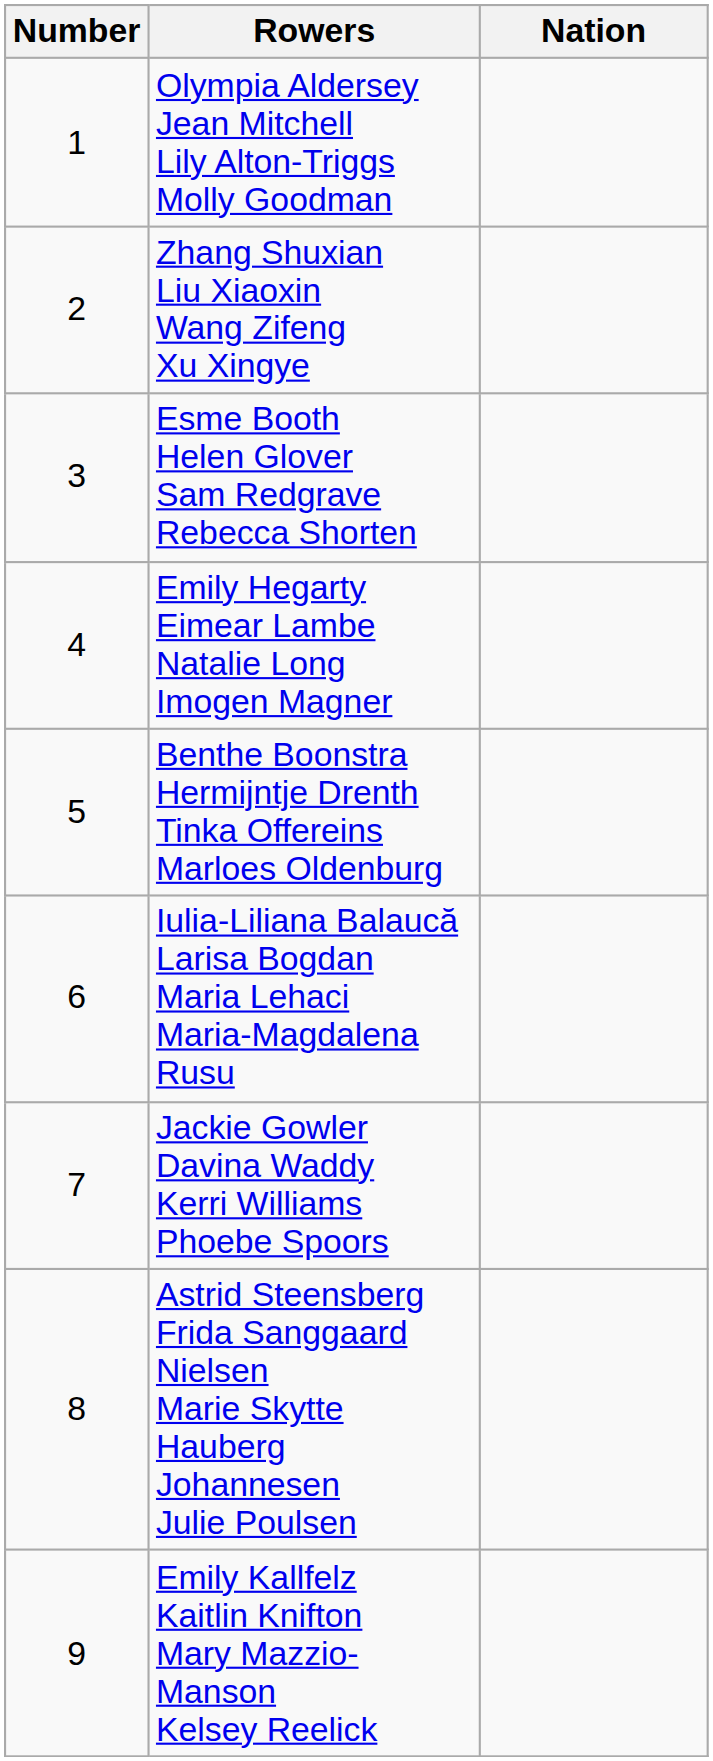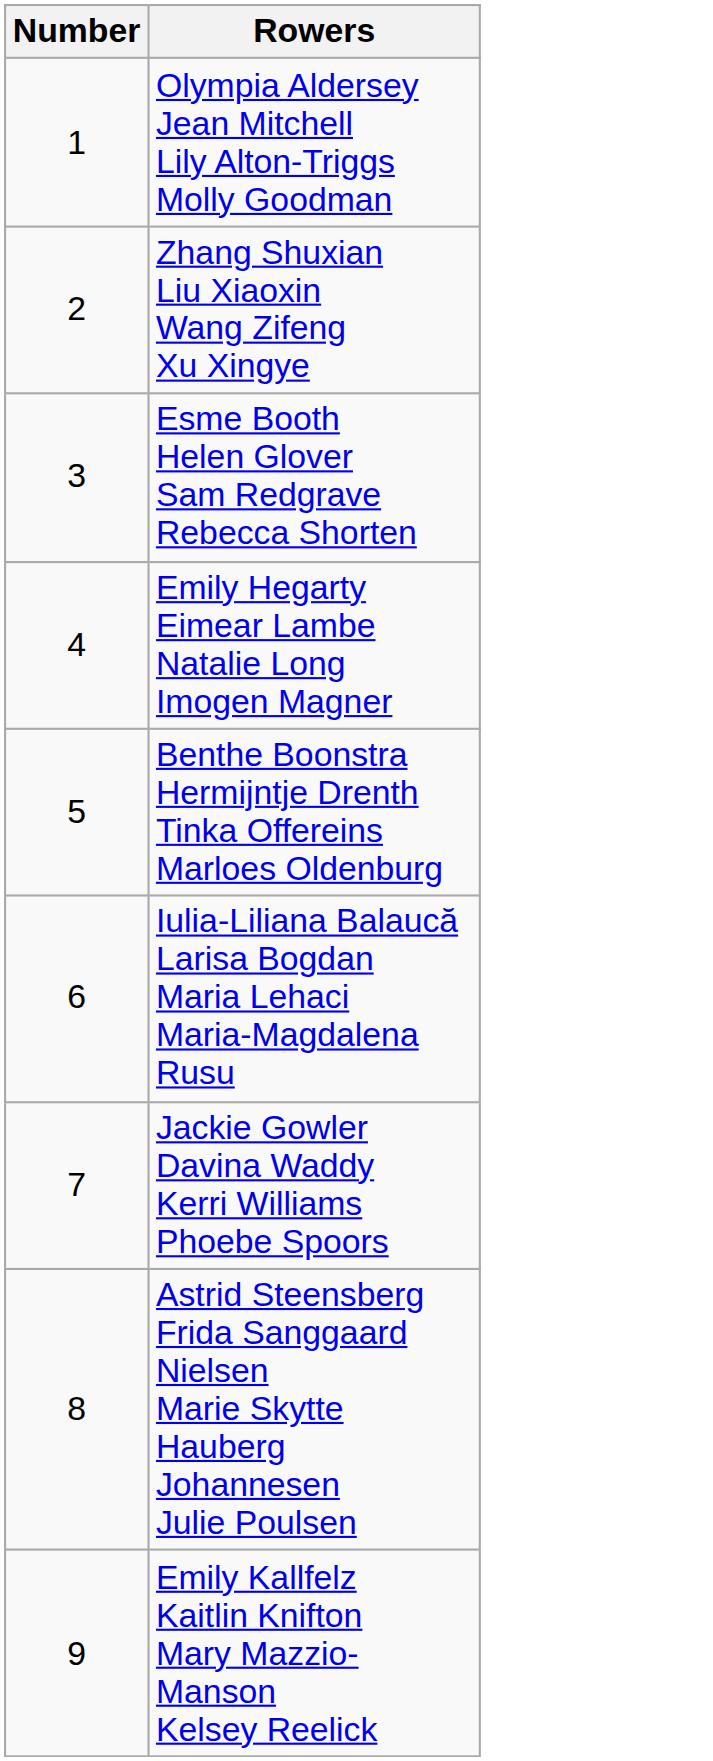- column: (594, 31)
